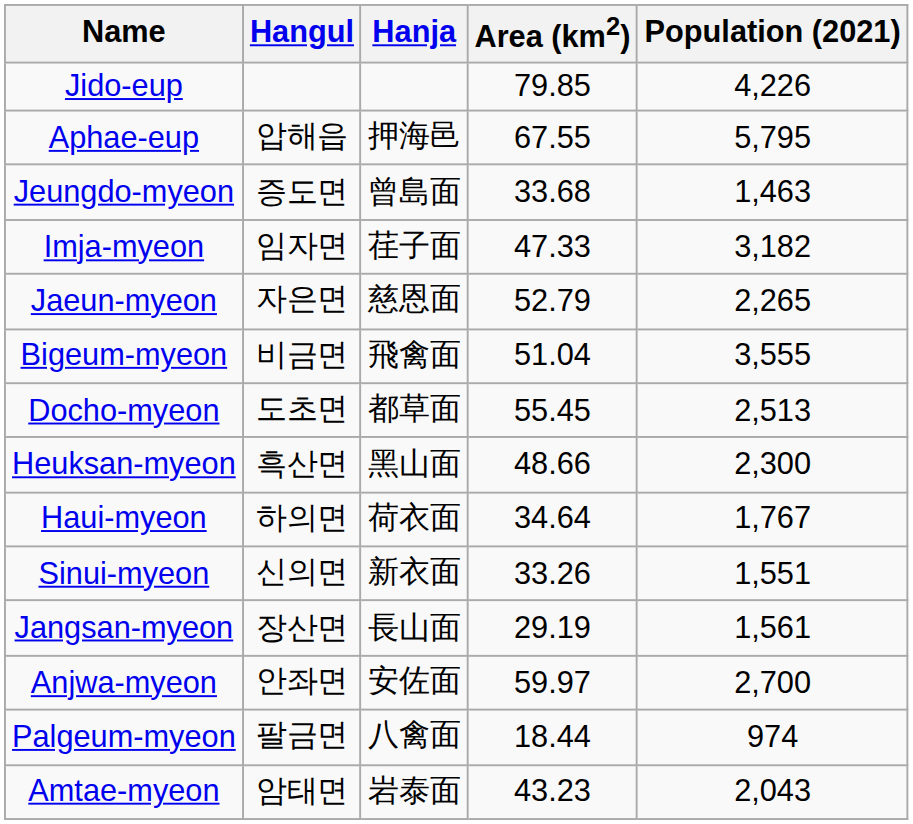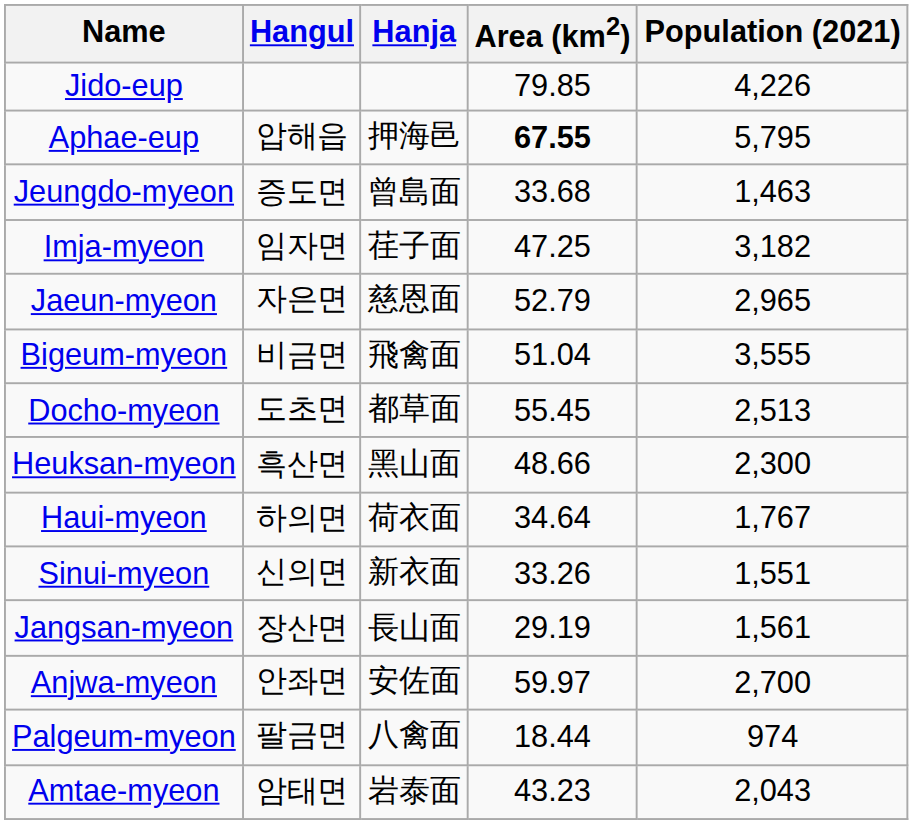(552, 137) normal -> (552, 137) bold
(552, 246) 47.33 -> (552, 246) 47.25
(773, 300) 2,265 -> (773, 300) 2,965
